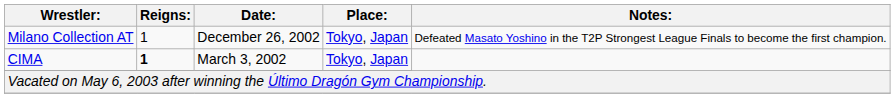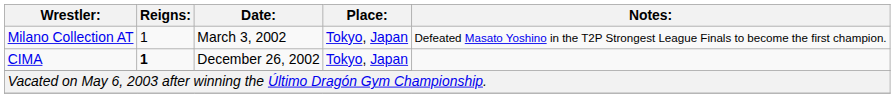(259, 37) December 26, 2002 -> (242, 37) March 3, 2002
(242, 59) March 3, 2002 -> (259, 59) December 26, 2002
